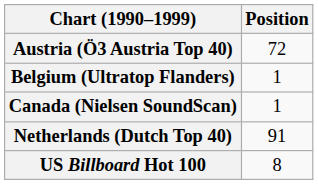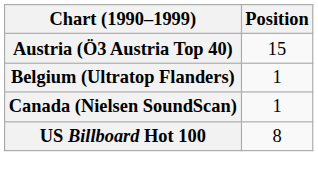(277, 48) 72 -> (277, 48) 15
- row: (123, 135)
